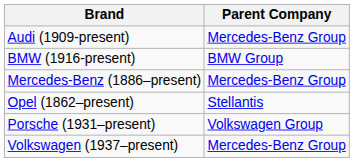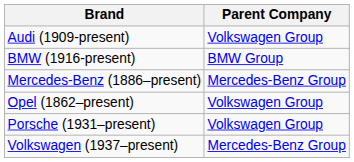(277, 37) Mercedes-Benz Group -> (265, 37) Volkswagen Group
(235, 102) Stellantis -> (265, 102) Volkswagen Group
